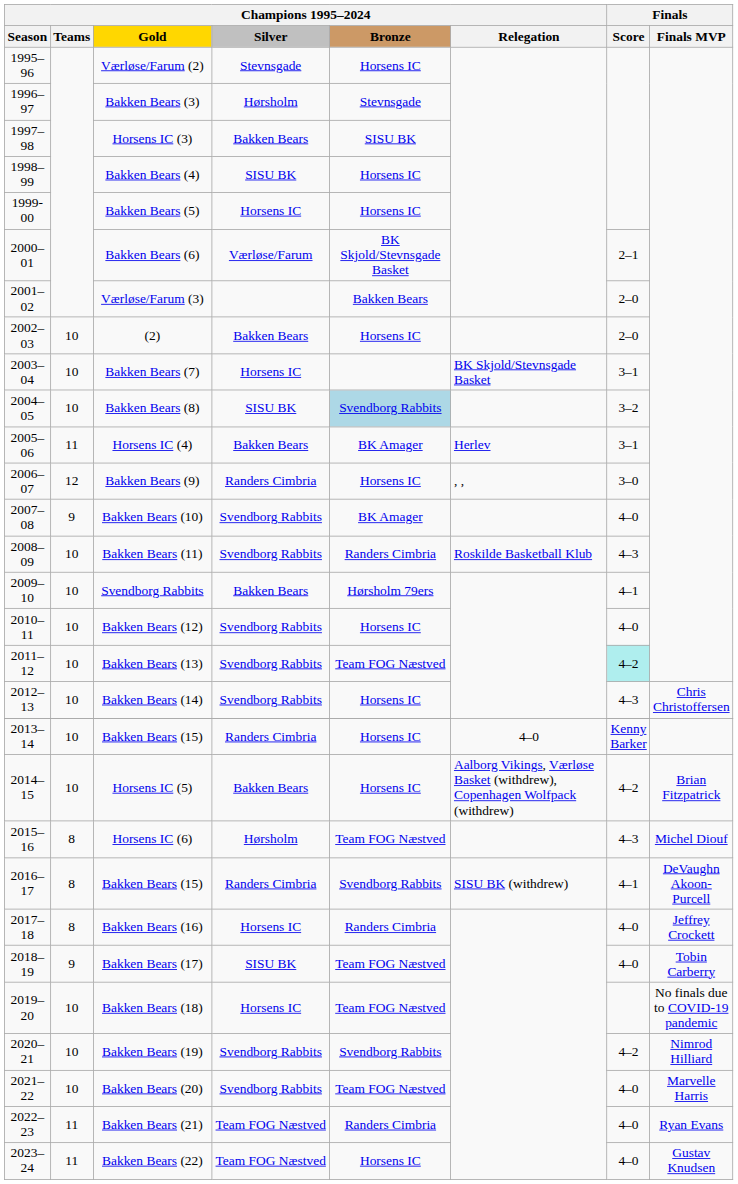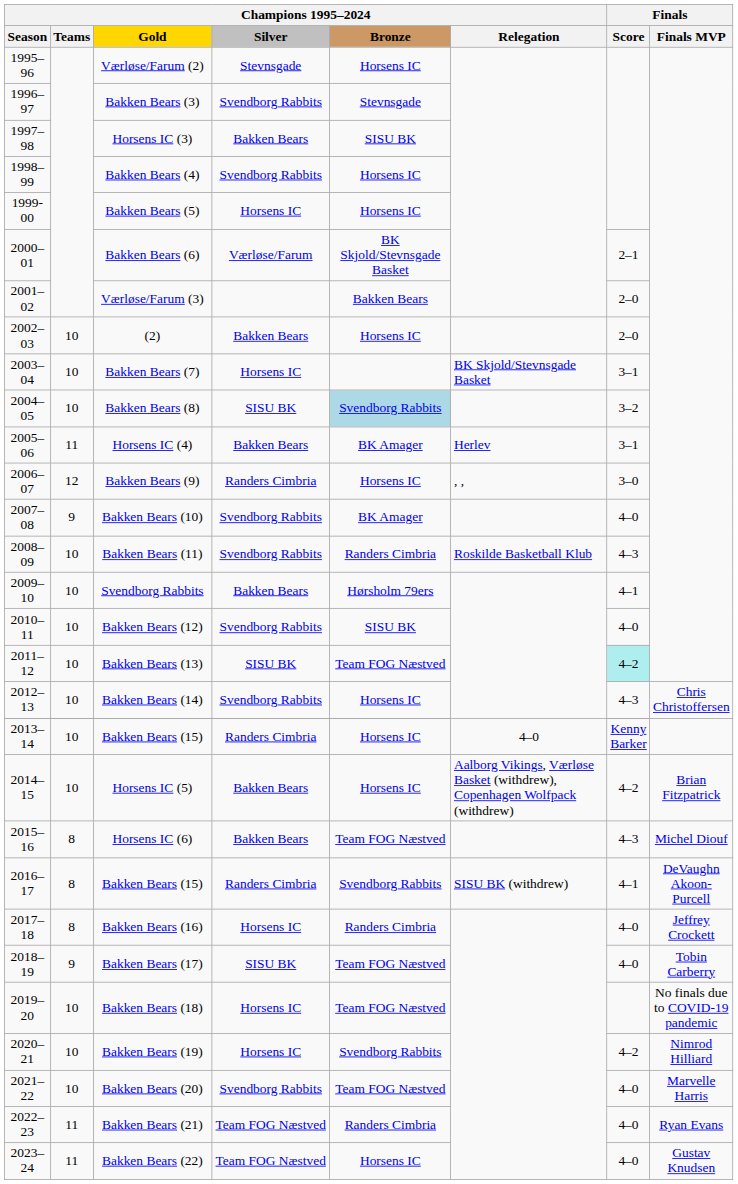(271, 101) Hørsholm -> (271, 101) Svendborg Rabbits
(271, 174) SISU BK -> (271, 174) Svendborg Rabbits
(390, 626) Horsens IC -> (390, 626) SISU BK
(271, 663) Svendborg Rabbits -> (271, 663) SISU BK
(271, 839) Hørsholm -> (271, 839) Bakken Bears
(271, 1051) Svendborg Rabbits -> (271, 1051) Horsens IC
